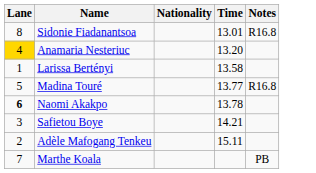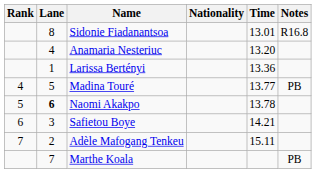+ column: (20, 13)
(19, 50) gold background -> (52, 50) no background
(230, 68) 13.58 -> (262, 68) 13.36
(262, 86) R16.8 -> (294, 86) PB
